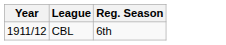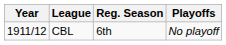+ column: (194, 13)
